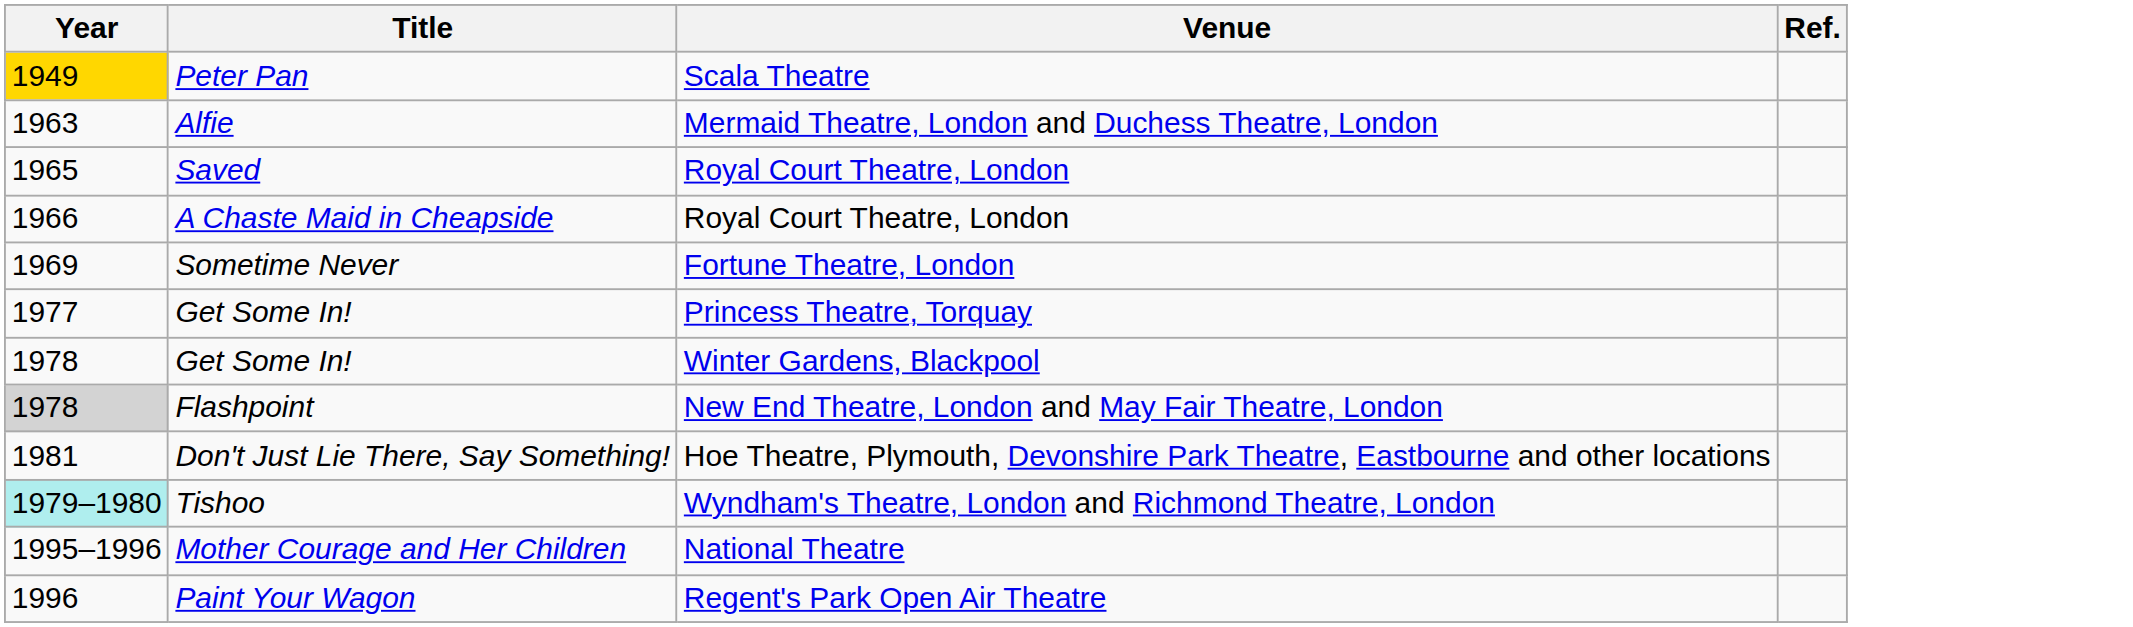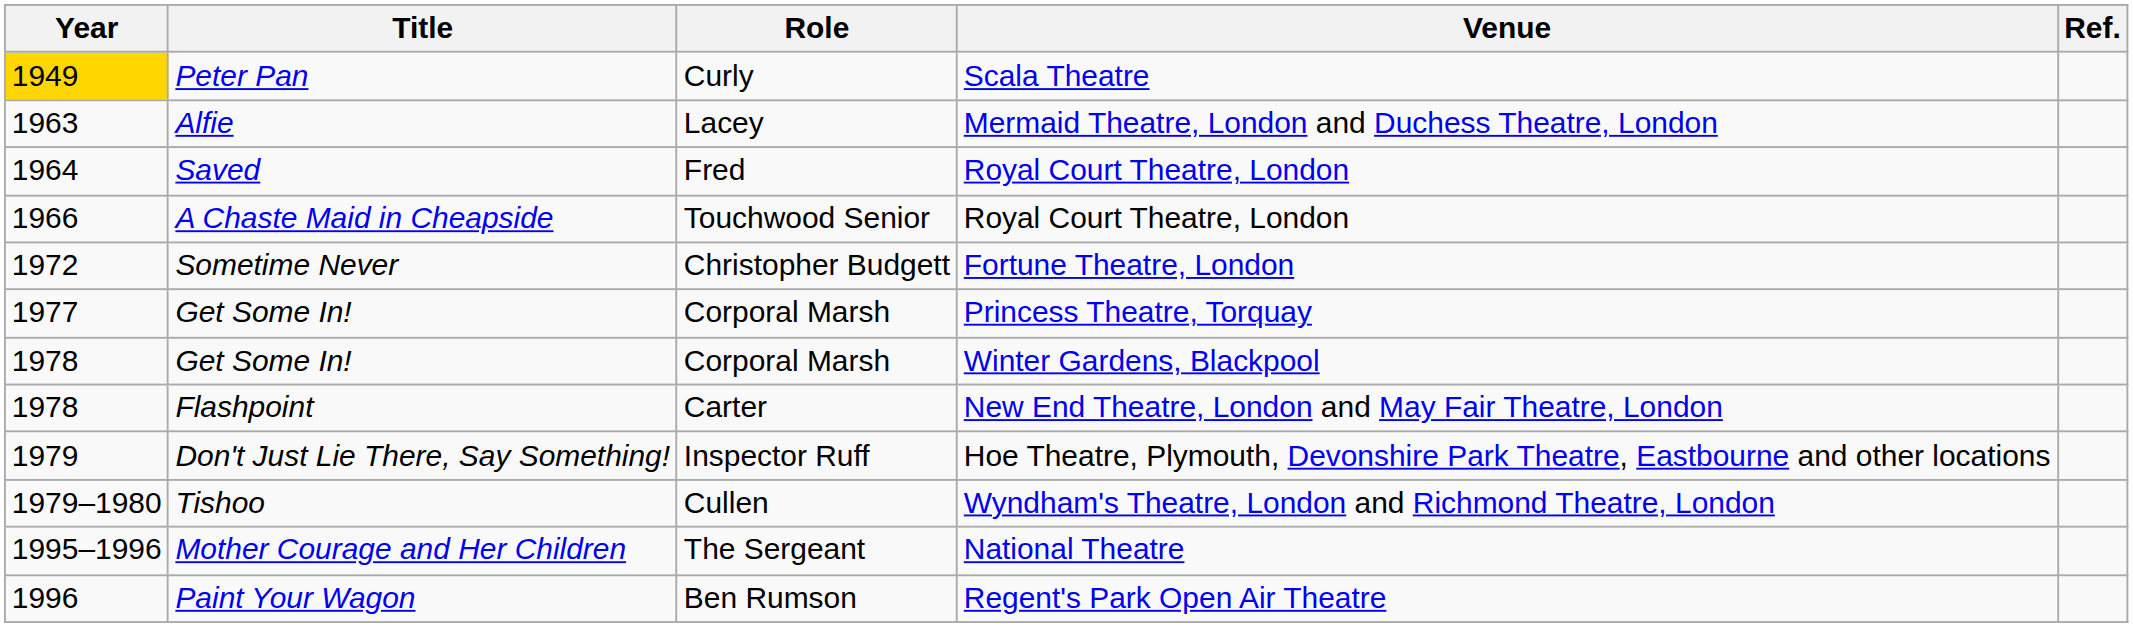+ column: (817, 28)
(45, 170) 1965 -> (45, 170) 1964
(45, 265) 1969 -> (45, 265) 1972
(45, 407) lightgrey background -> (45, 407) no background
(45, 455) 1981 -> (45, 455) 1979
(87, 502) paleturquoise background -> (87, 502) no background
